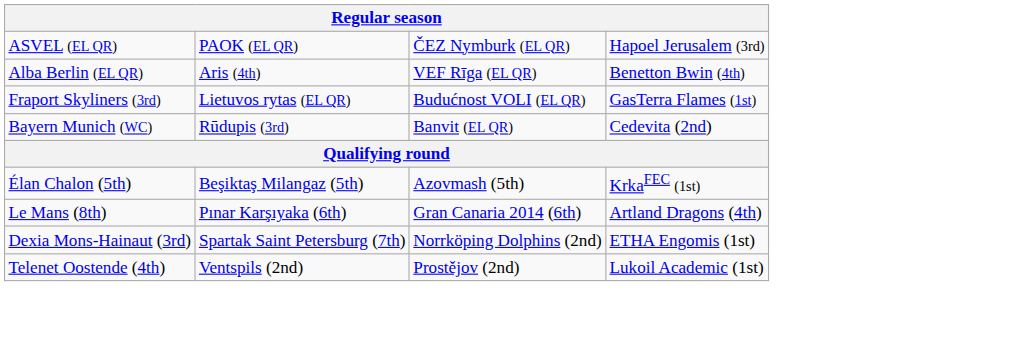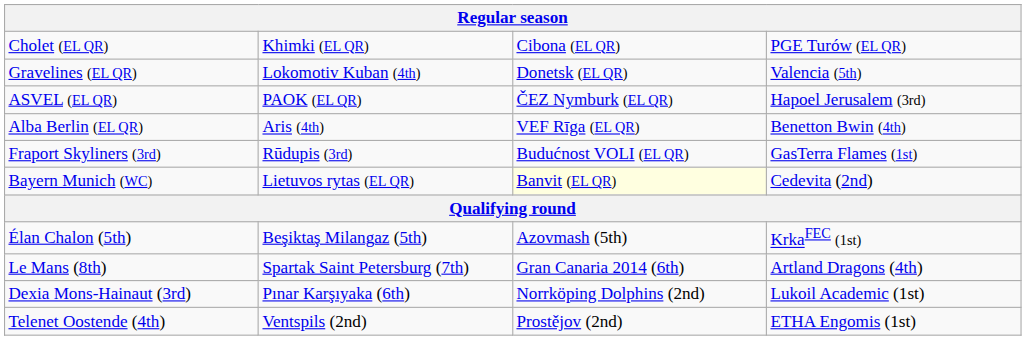+ row: (58, 45)
+ row: (73, 72)
(275, 99) Lietuvos rytas (EL QR) -> (307, 153) Rūdupis (3rd)
(244, 126) Rūdupis (3rd) -> (338, 180) Lietuvos rytas (EL QR)
(463, 126) no background -> (566, 180) lightyellow background
(273, 212) Pınar Karşıyaka (6th) -> (366, 267) Spartak Saint Petersburg (7th)
(302, 239) Spartak Saint Petersburg (7th) -> (336, 294) Pınar Karşıyaka (6th)
(682, 239) ETHA Engomis (1st) -> (847, 294) Lukoil Academic (1st)
(687, 267) Lukoil Academic (1st) -> (843, 321) ETHA Engomis (1st)
